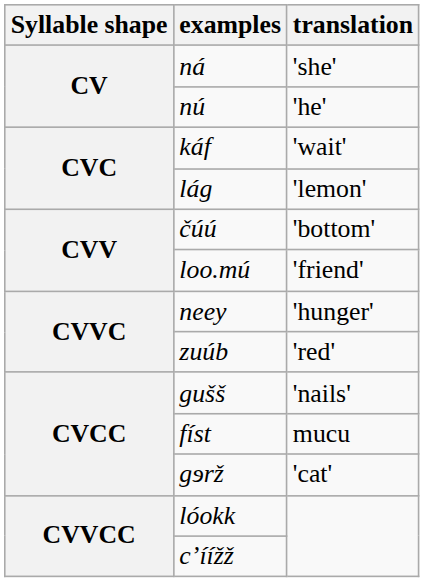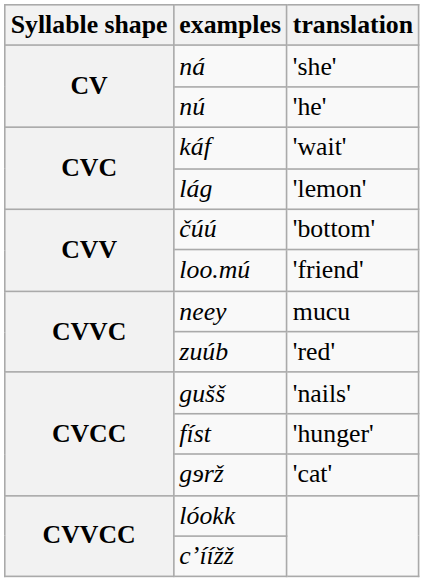(333, 310) 'hunger' -> (321, 310) mucu
(321, 433) mucu -> (333, 433) 'hunger'
